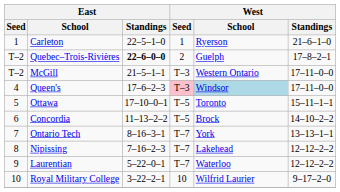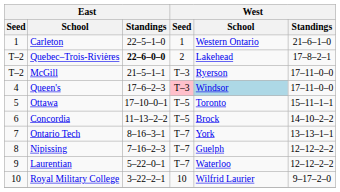(212, 42) Ryerson -> (227, 42) Western Ontario
(210, 57) Guelph -> (214, 57) Lakehead
(227, 73) Western Ontario -> (212, 73) Ryerson
(214, 149) Lakehead -> (210, 149) Guelph
